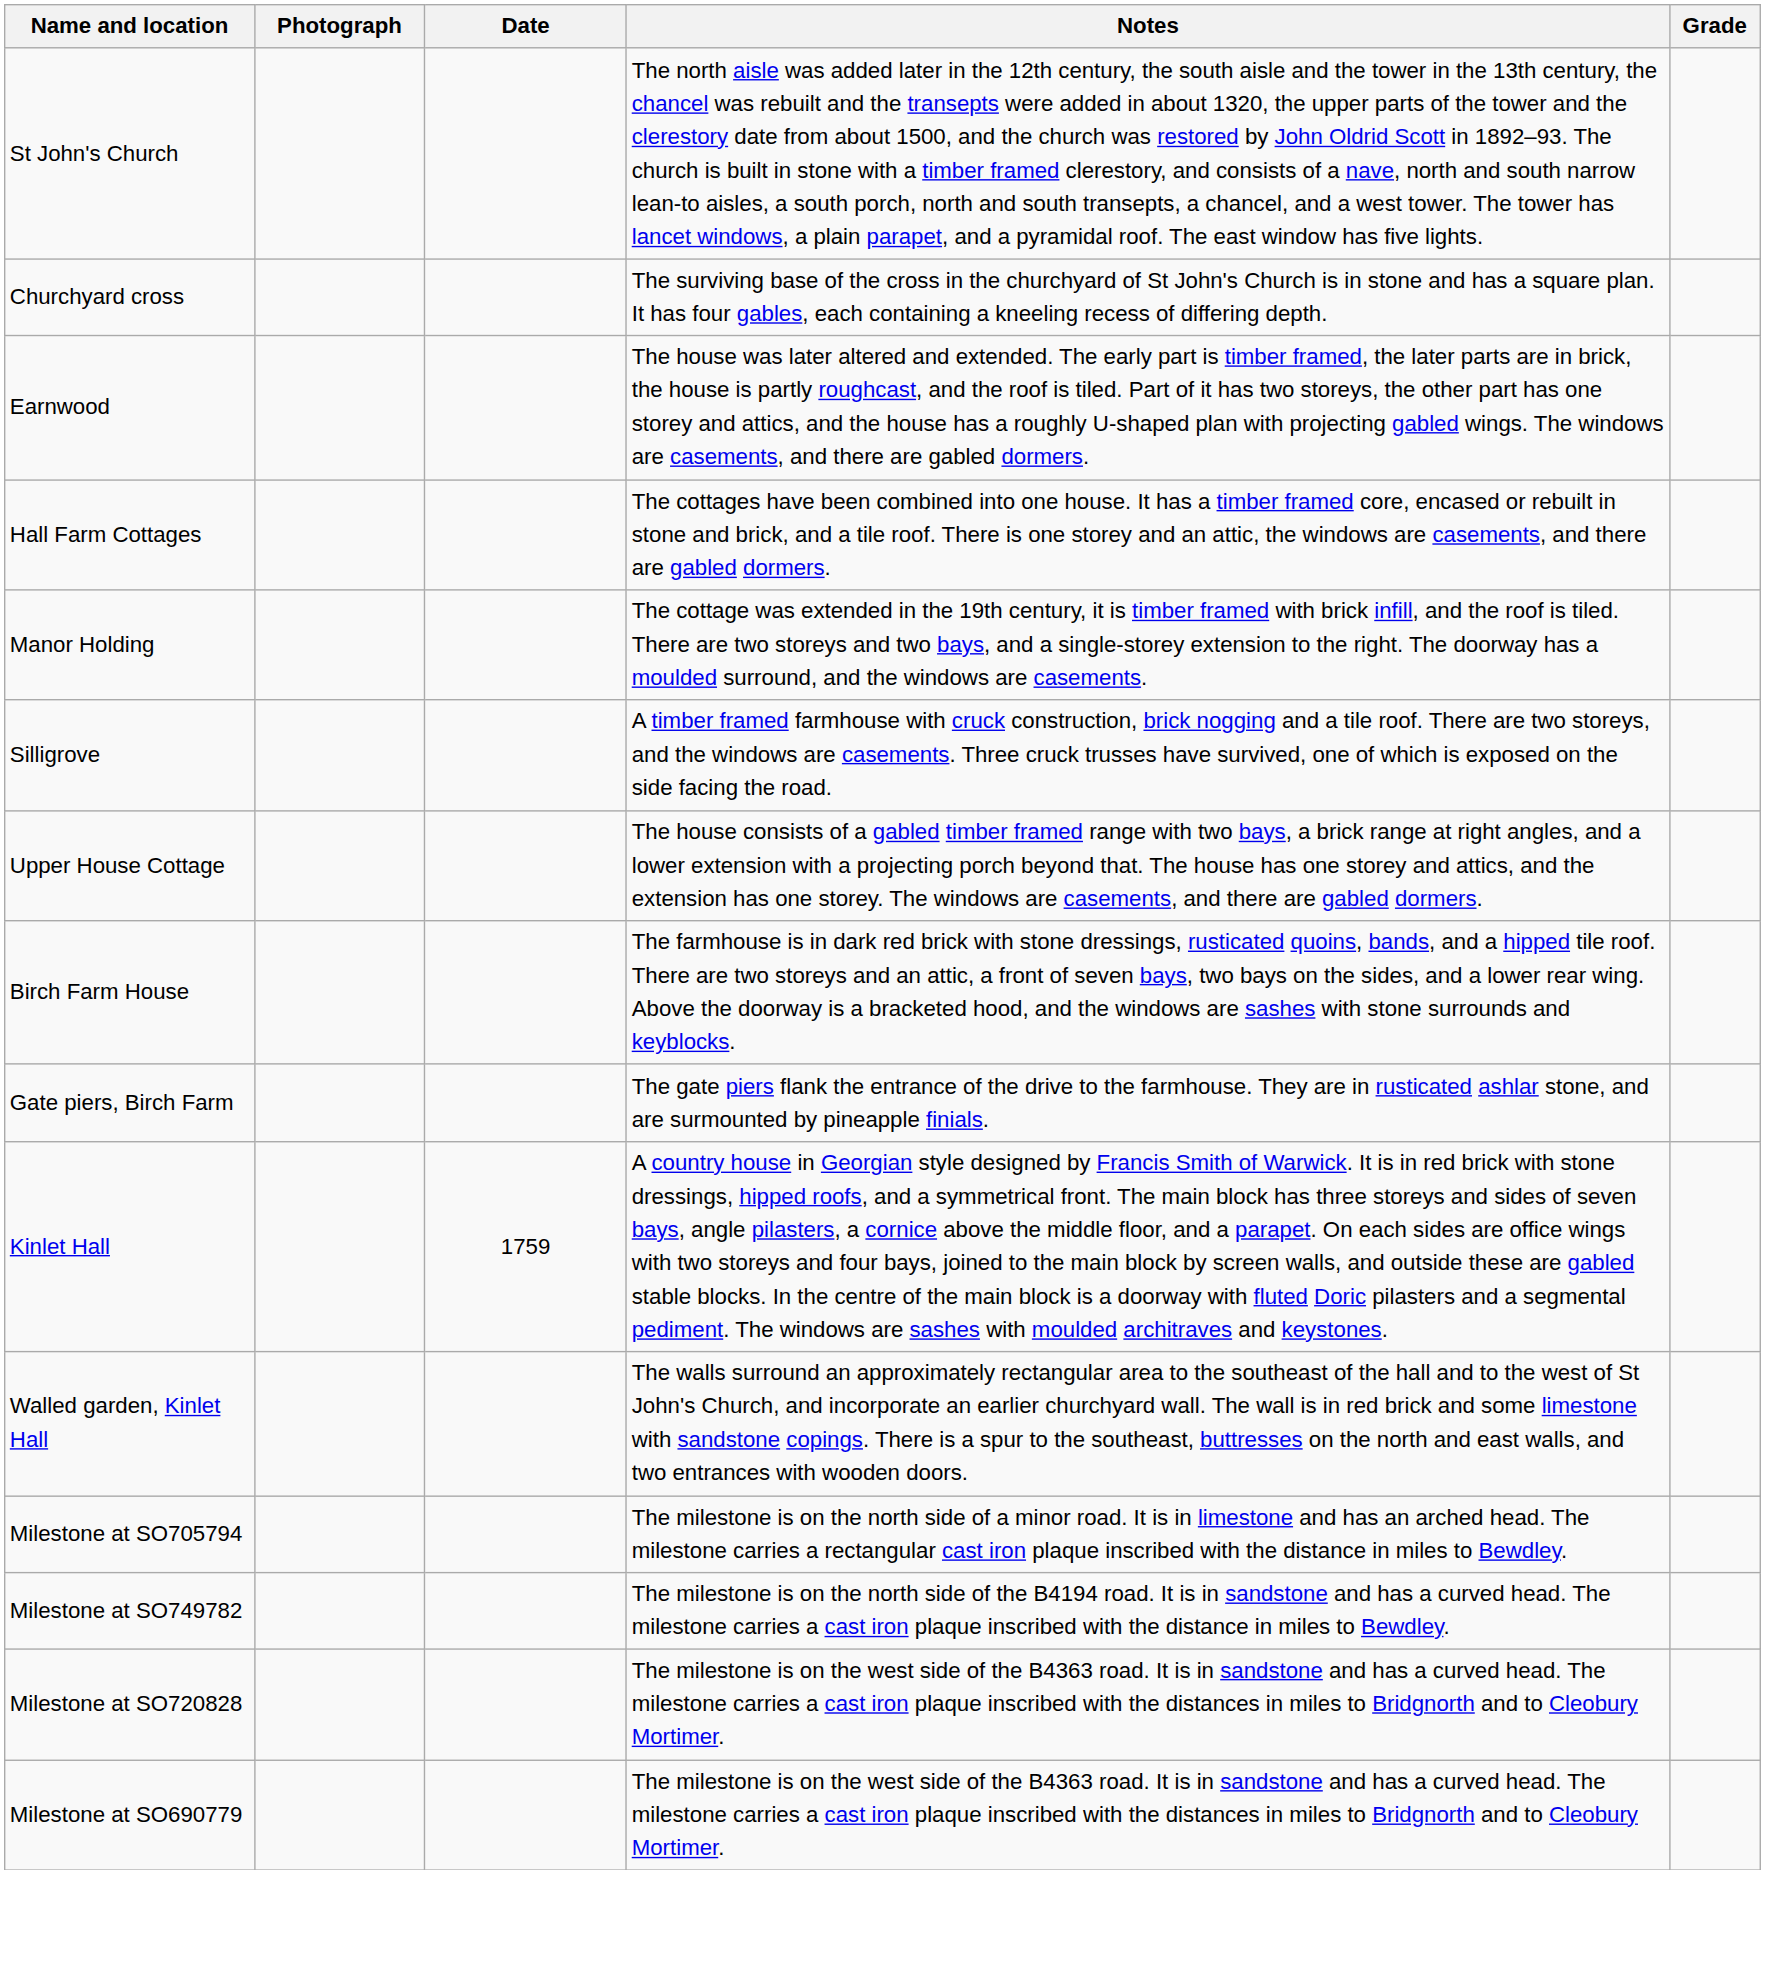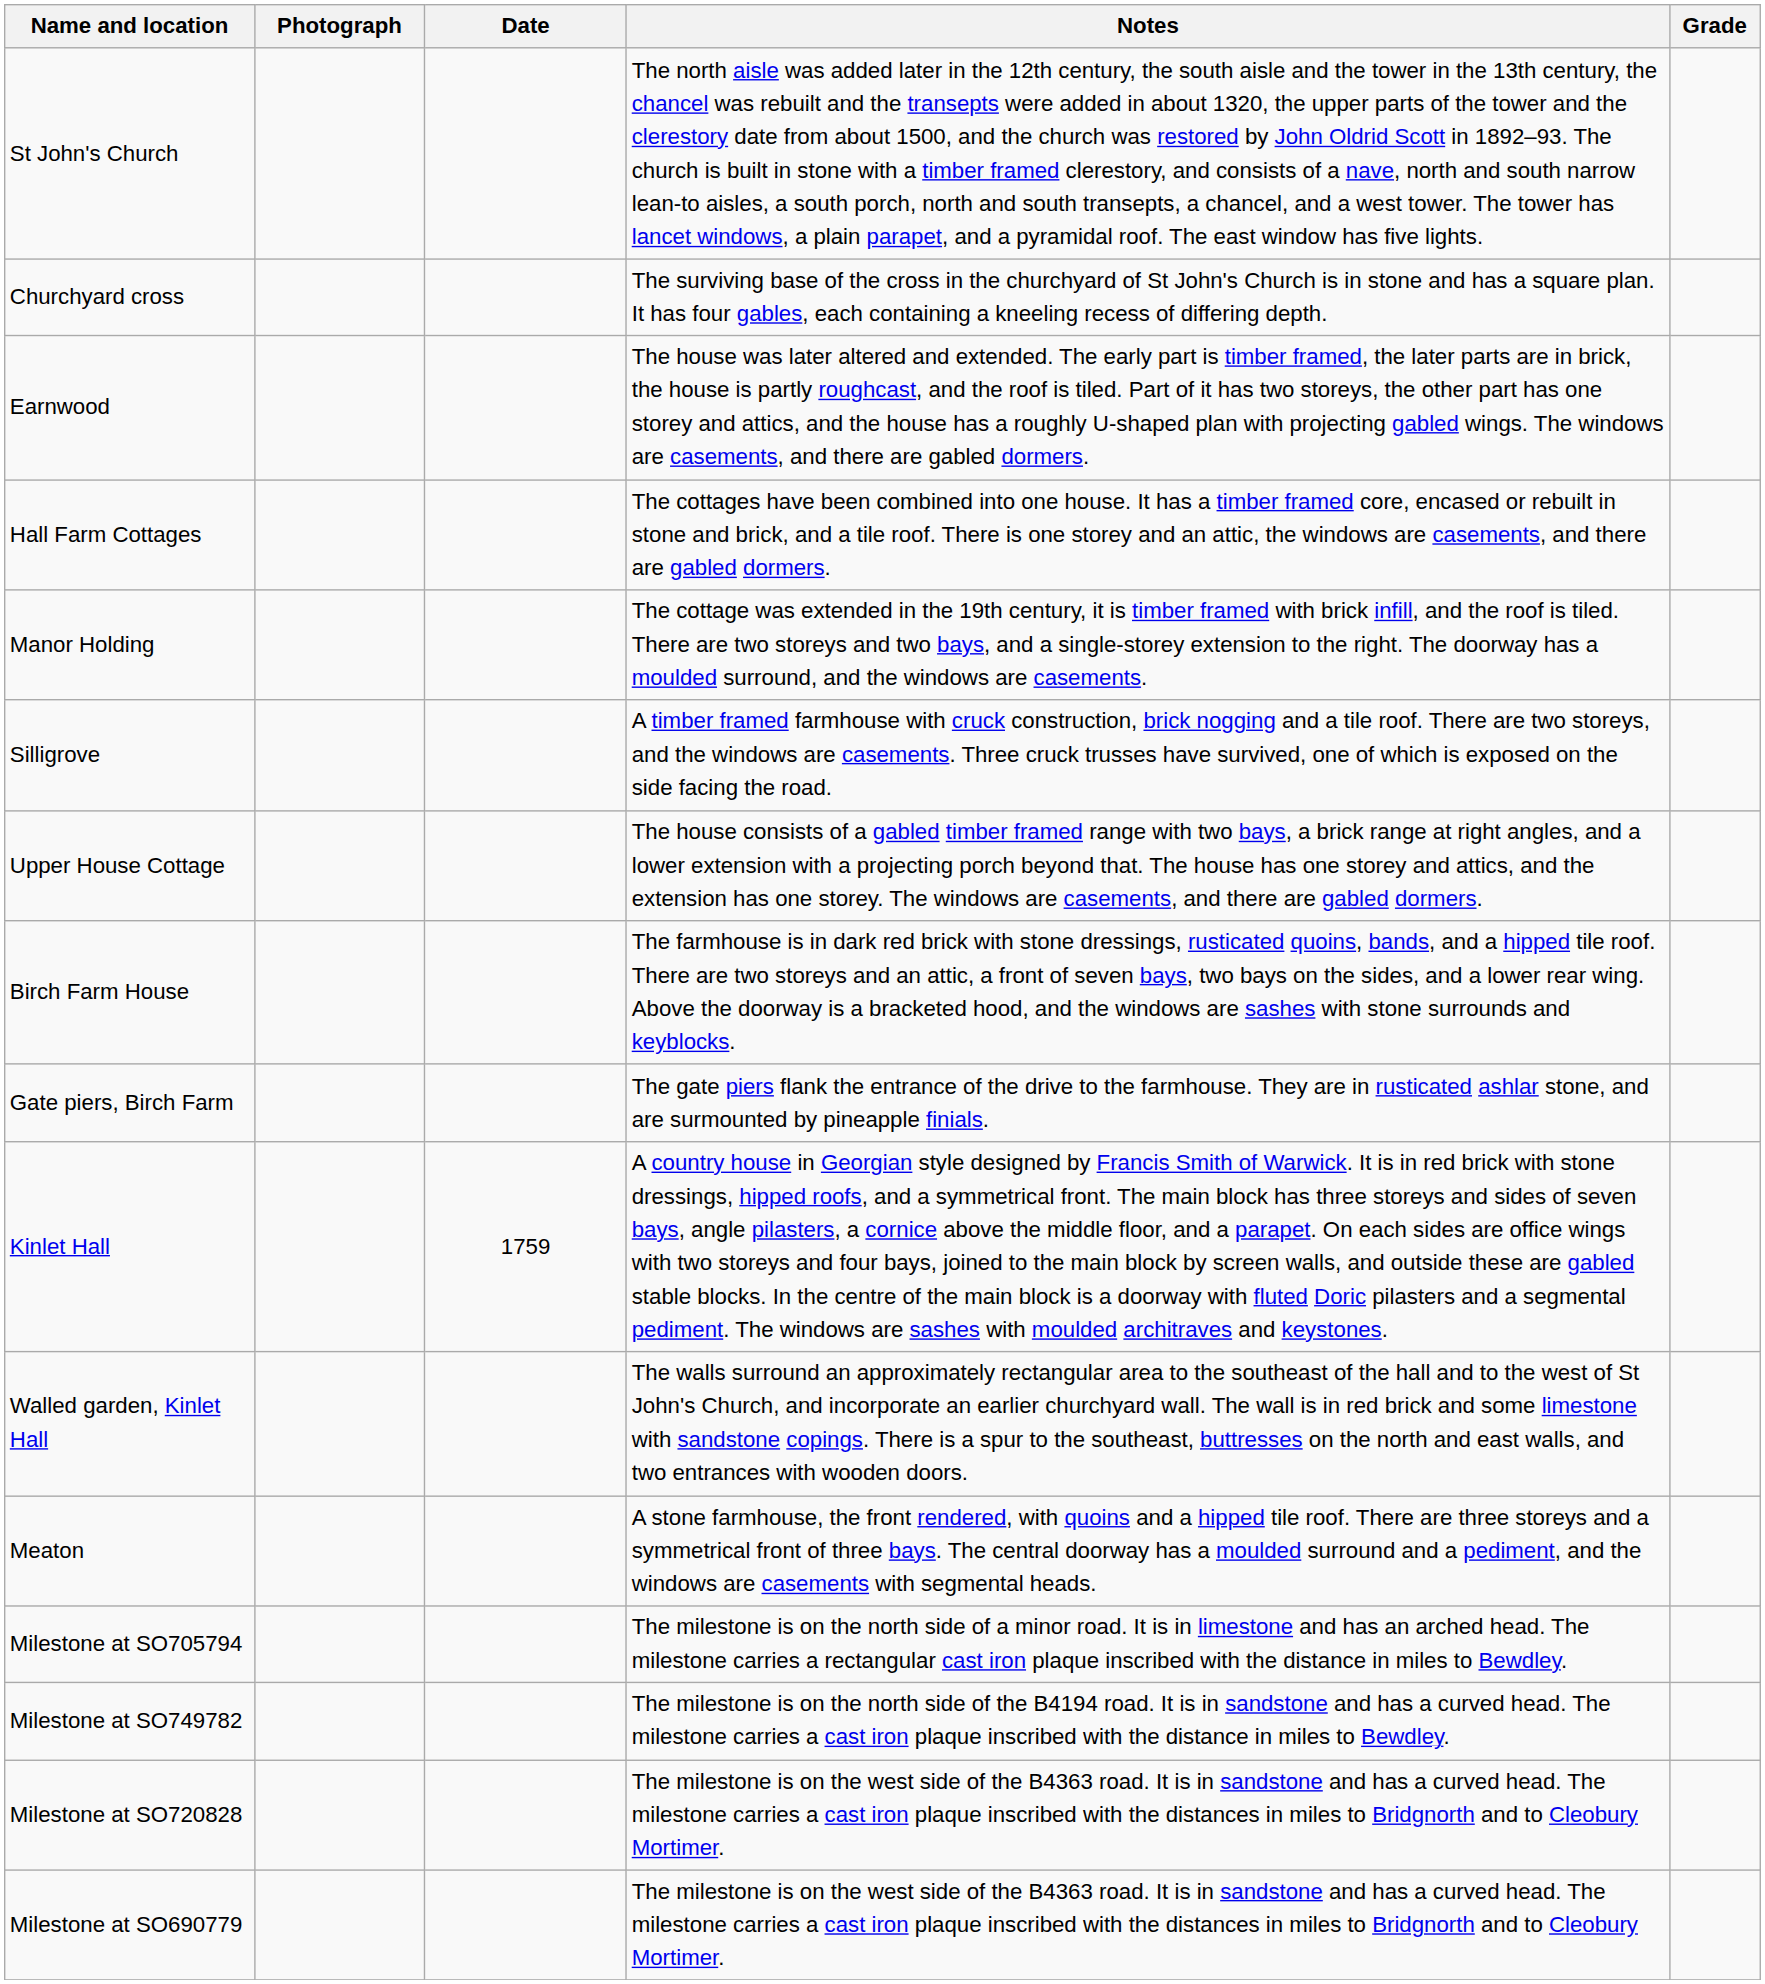+ row: (47, 1550)
